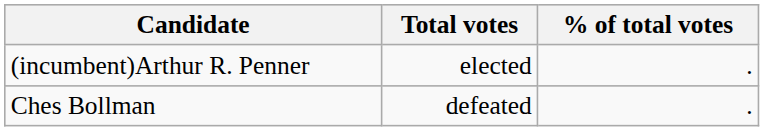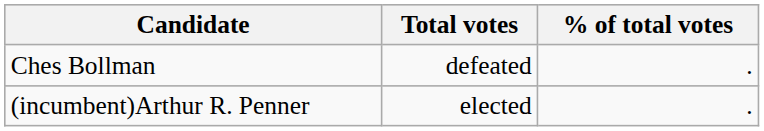rows swapped: (160, 65) <-> (83, 105)
